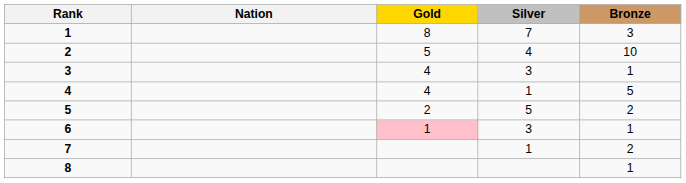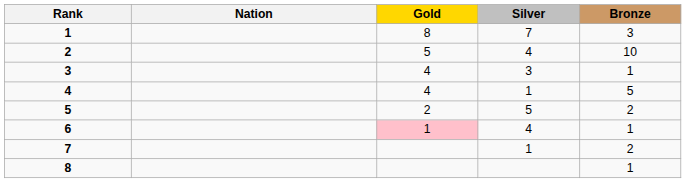(529, 129) 3 -> (529, 129) 4
